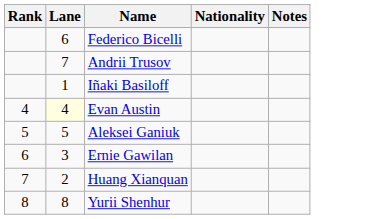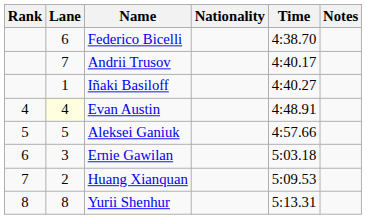+ column: (294, 16)
